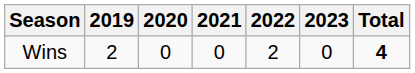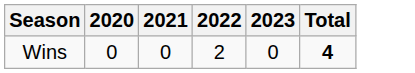- column: (112, 20)
